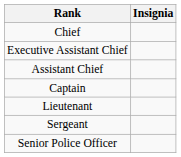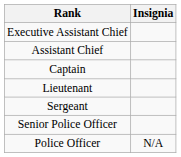- row: (67, 32)
+ row: (67, 143)
